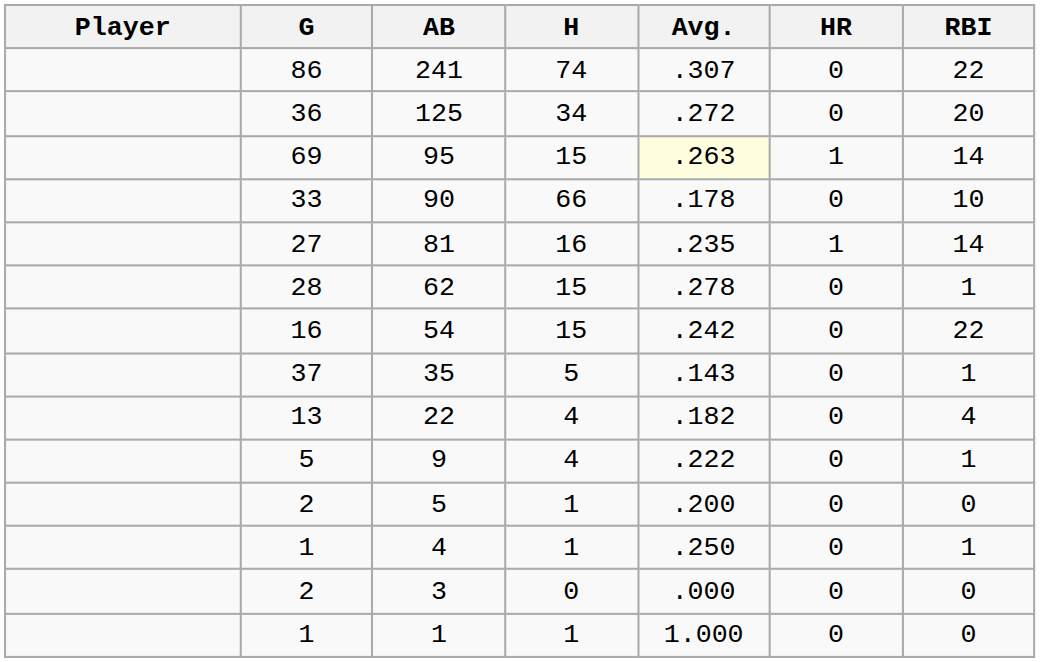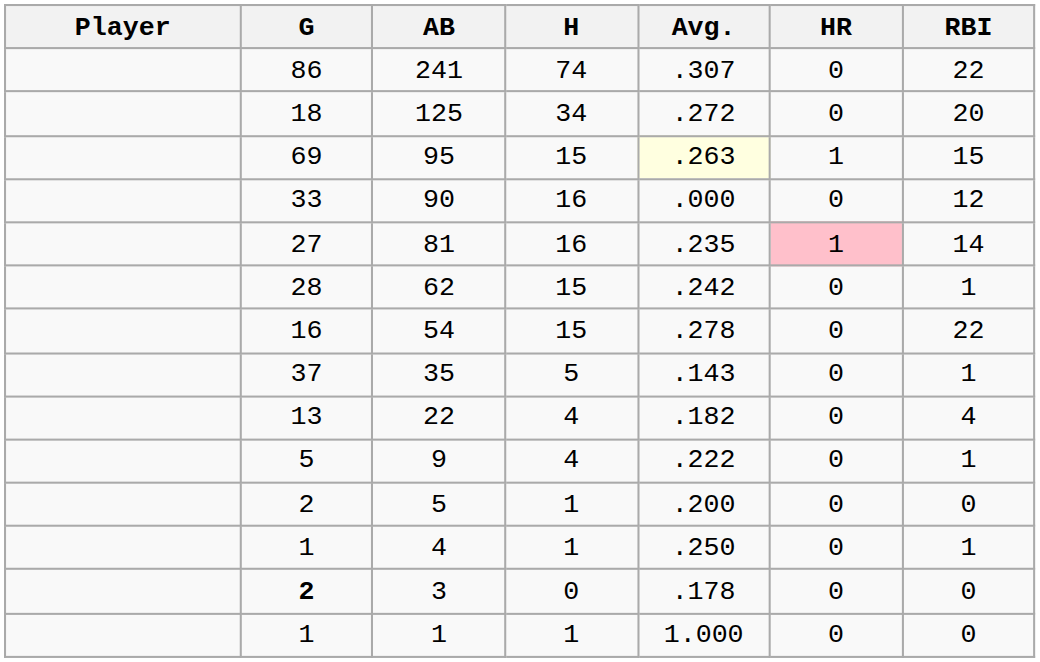(307, 114) 36 -> (307, 114) 18
(968, 157) 14 -> (968, 157) 15
(571, 200) 66 -> (571, 200) 16
(704, 200) .178 -> (704, 200) .000
(968, 200) 10 -> (968, 200) 12
(836, 244) no background -> (836, 244) pink background
(704, 287) .278 -> (704, 287) .242
(704, 331) .242 -> (704, 331) .278
(307, 591) normal -> (307, 591) bold
(704, 591) .000 -> (704, 591) .178
